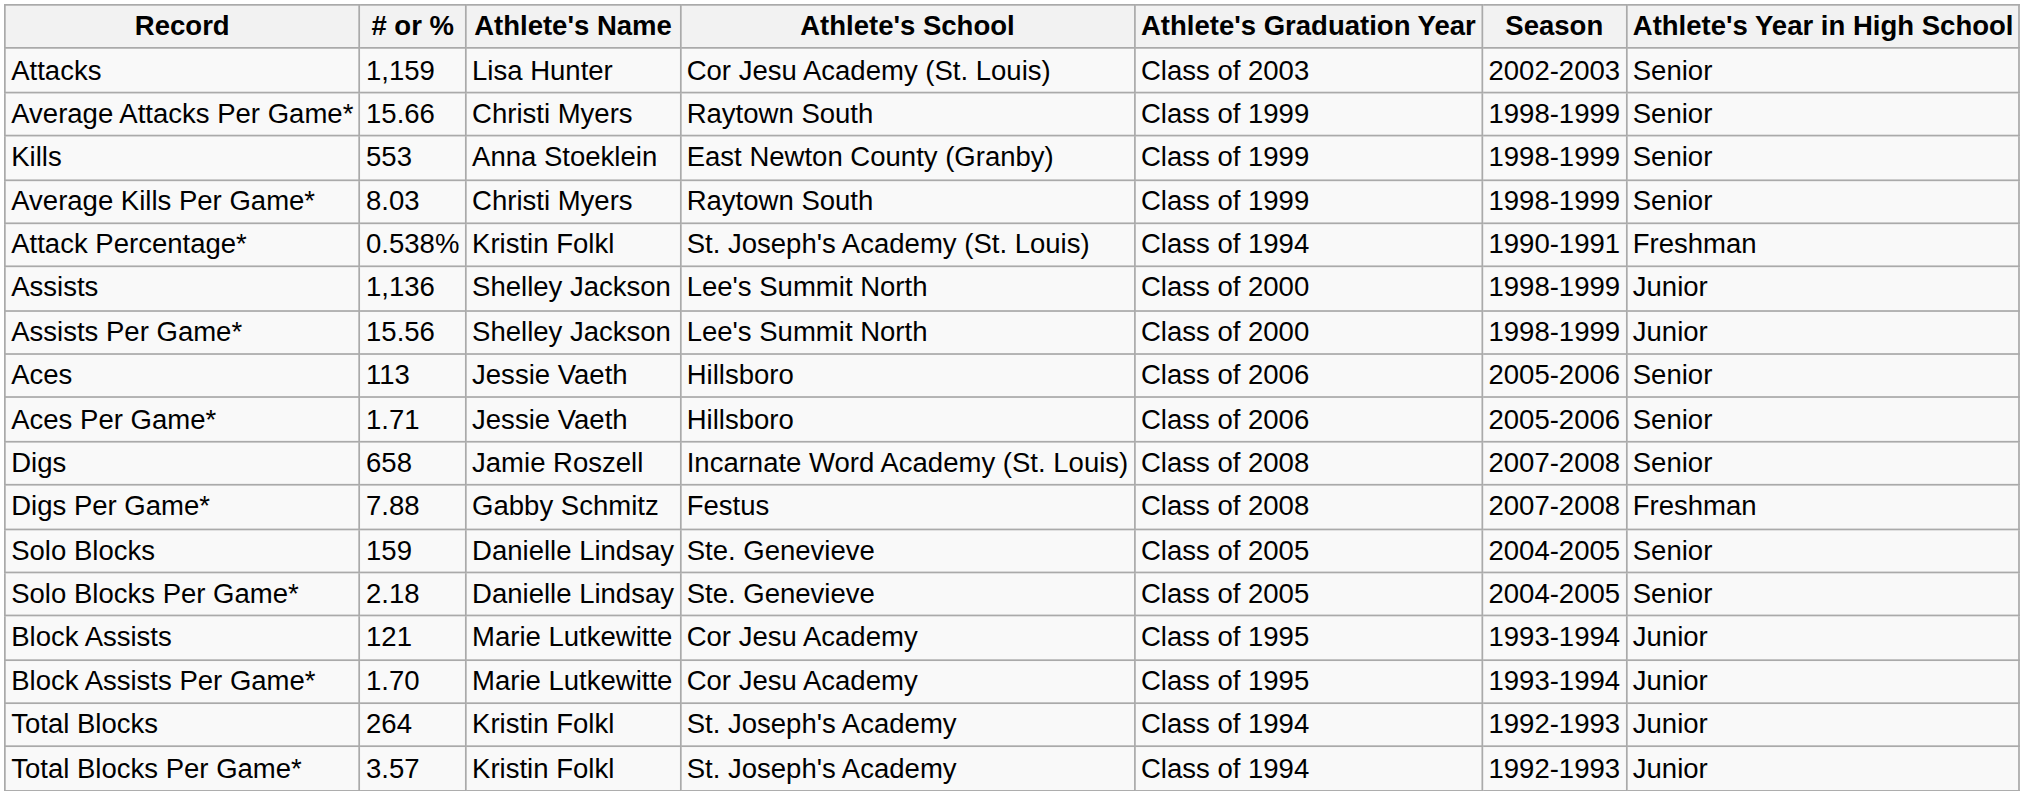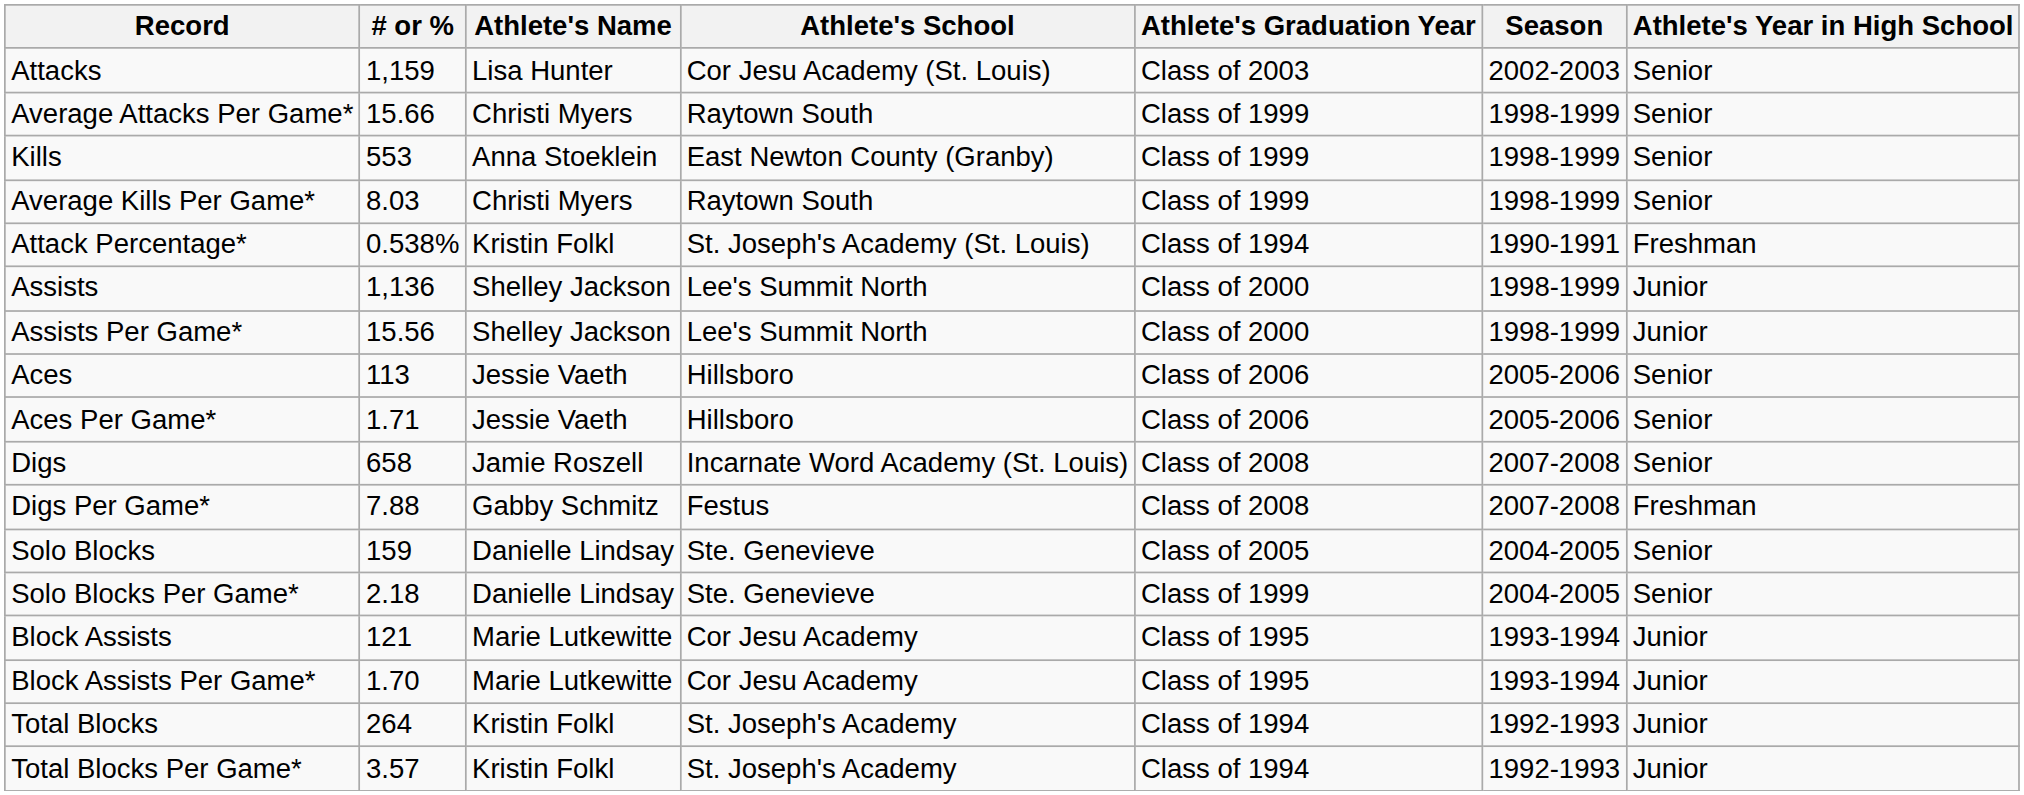(1225, 593) Class of 2005 -> (1225, 593) Class of 1999
